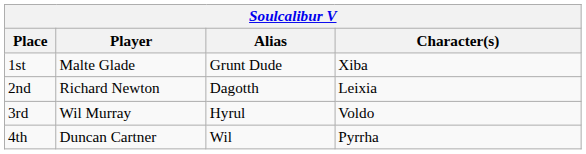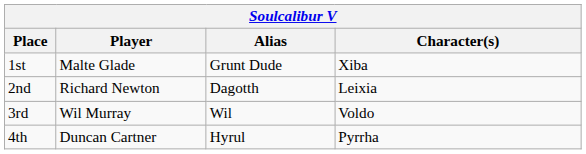(228, 112) Hyrul -> (221, 112) Wil
(221, 137) Wil -> (228, 137) Hyrul
